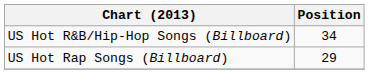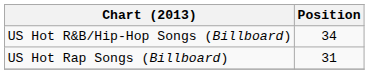(329, 58) 29 -> (329, 58) 31
